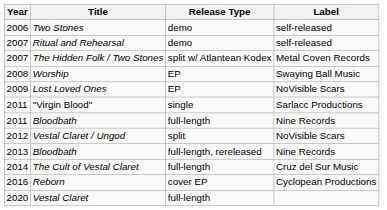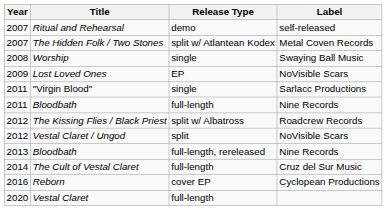- row: (17, 27)
(174, 74) EP -> (184, 58) single
+ row: (17, 120)
